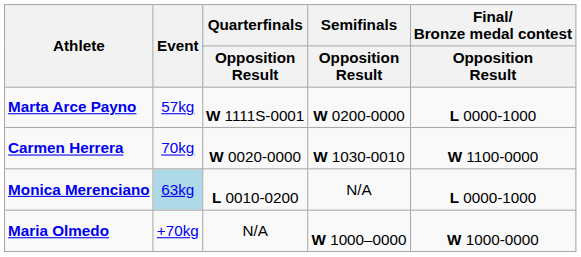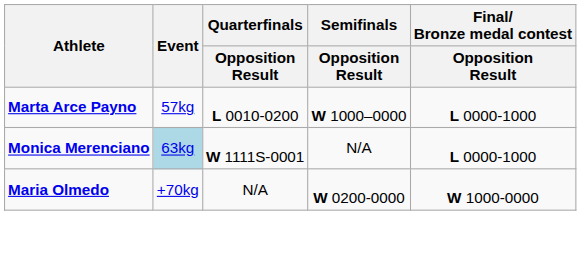(255, 116) W 1111S-0001 -> (255, 116) L 0010-0200
(359, 116) W 0200-0000 -> (359, 116) W 1000–0000
- row: (66, 149)
(255, 198) L 0010-0200 -> (255, 157) W 1111S-0001
(359, 239) W 1000–0000 -> (359, 198) W 0200-0000
